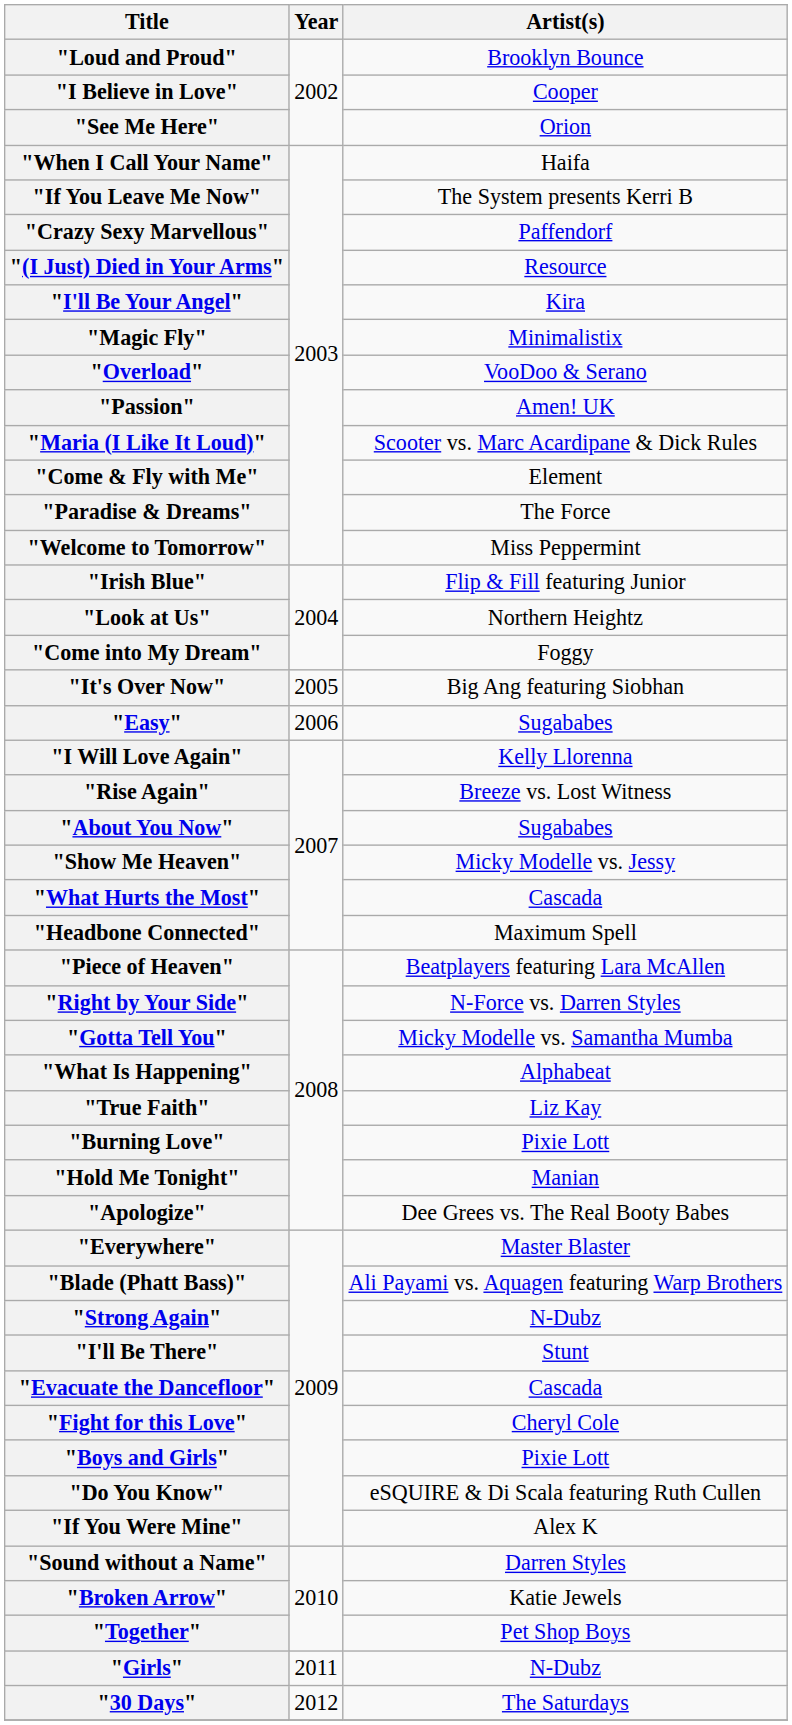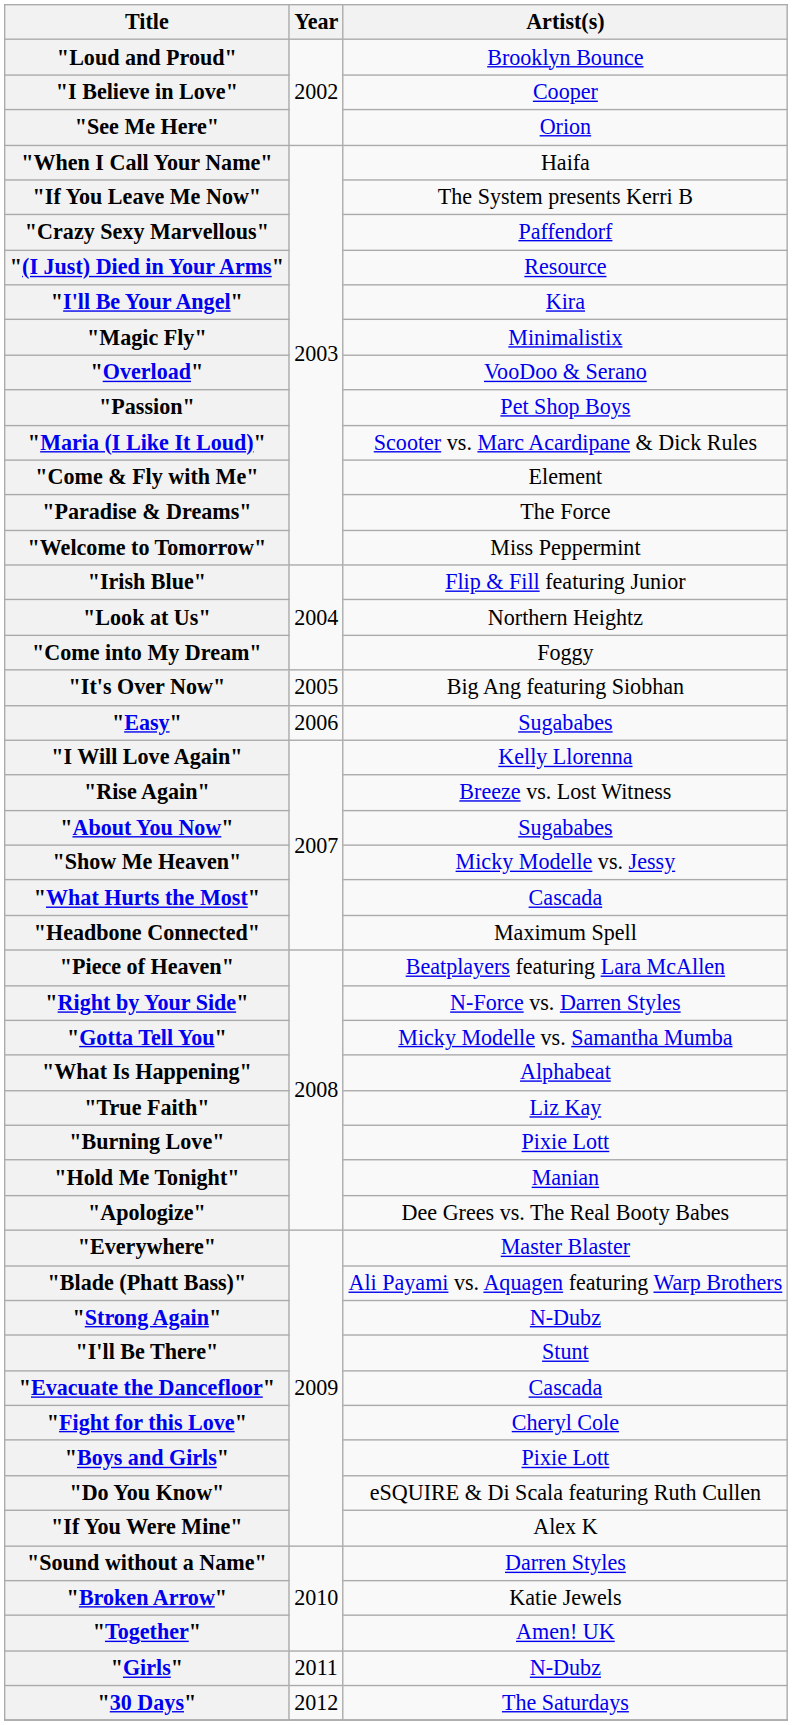(565, 407) Amen! UK -> (565, 407) Pet Shop Boys
(565, 1632) Pet Shop Boys -> (565, 1632) Amen! UK
